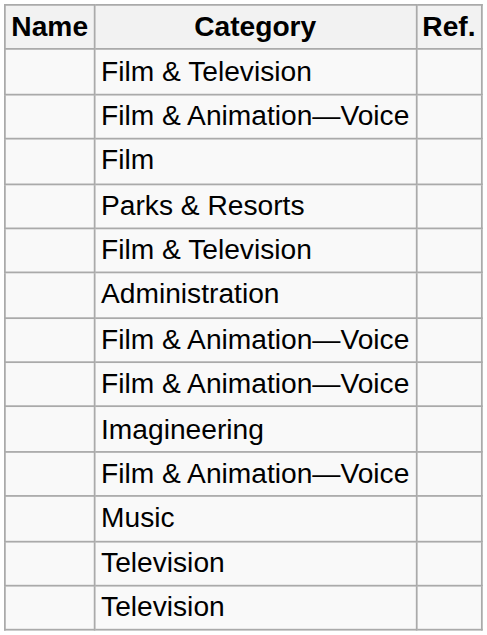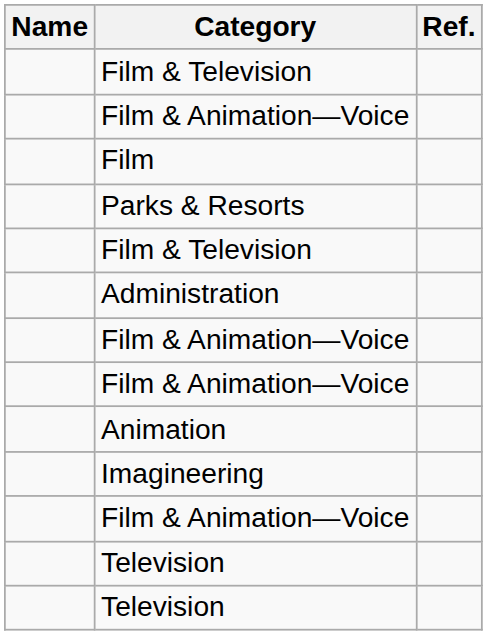+ row: (50, 429)
- row: (50, 518)
